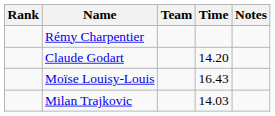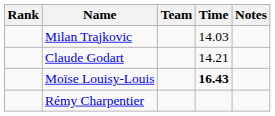rows swapped: (89, 100) <-> (95, 36)
(214, 57) 14.20 -> (214, 57) 14.21
(214, 79) normal -> (214, 79) bold
